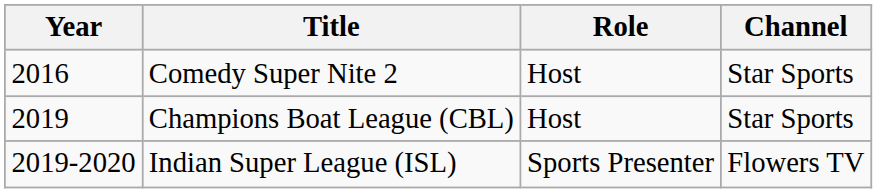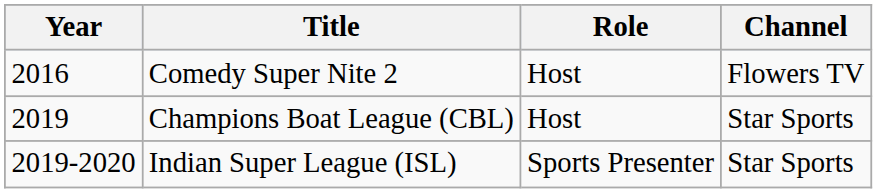(790, 72) Star Sports -> (796, 72) Flowers TV
(796, 163) Flowers TV -> (790, 163) Star Sports
